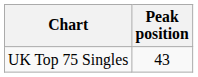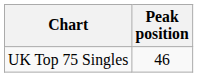(162, 59) 43 -> (162, 59) 46
